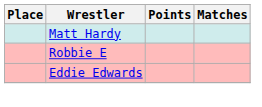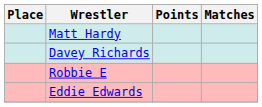+ row: (99, 53)
